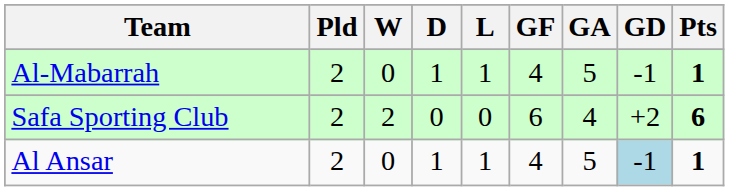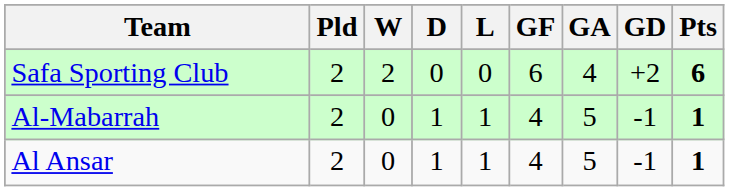rows swapped: (120, 116) <-> (85, 71)
(645, 161) lightblue background -> (645, 161) no background
